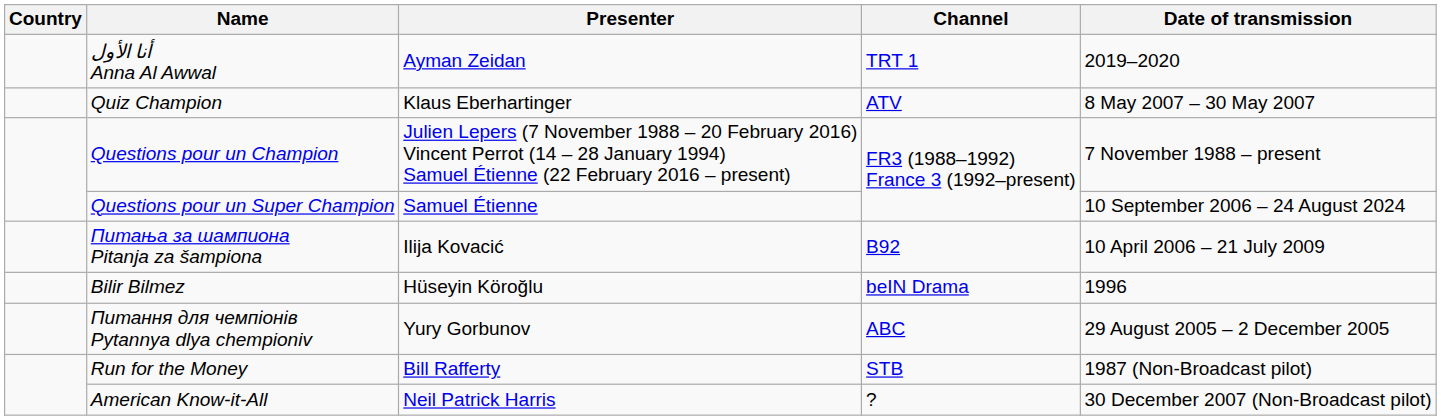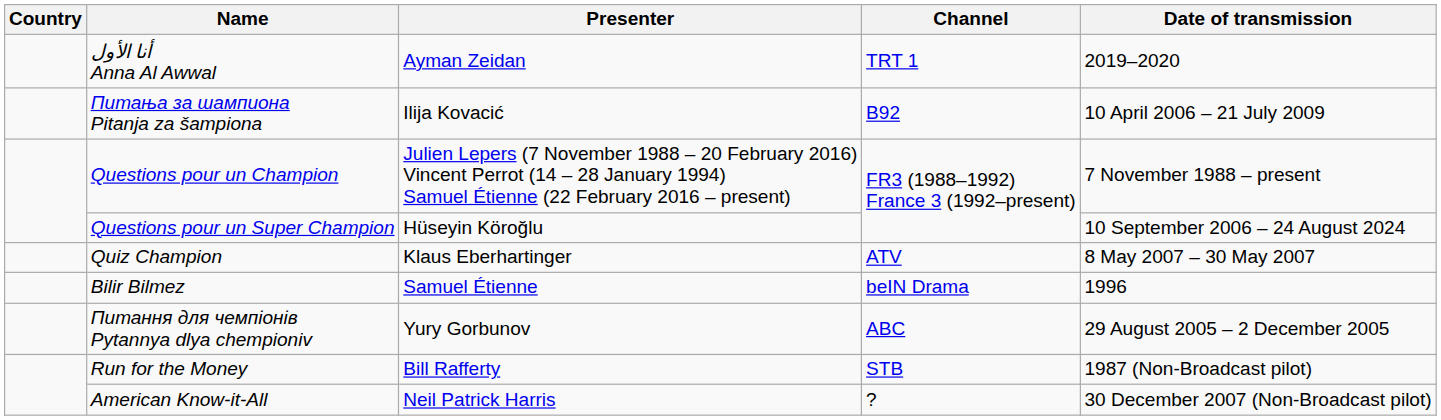rows swapped: (156, 102) <-> (190, 246)
(470, 205) Samuel Étienne -> (473, 227) Hüseyin Köroğlu
(473, 287) Hüseyin Köroğlu -> (470, 287) Samuel Étienne
